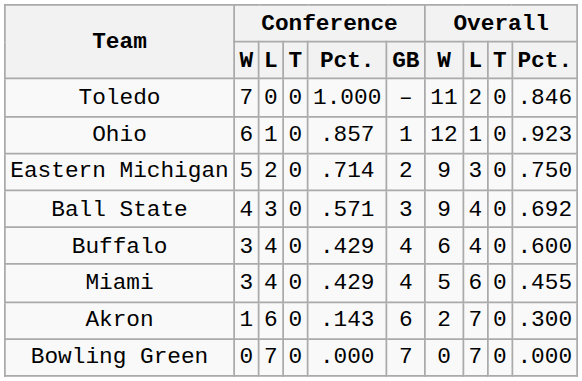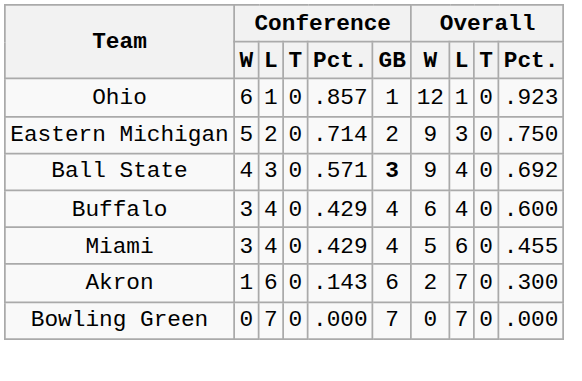- row: (120, 98)
(406, 209) normal -> (392, 172) bold
